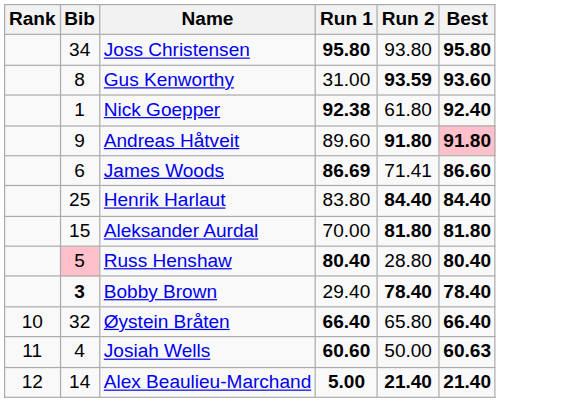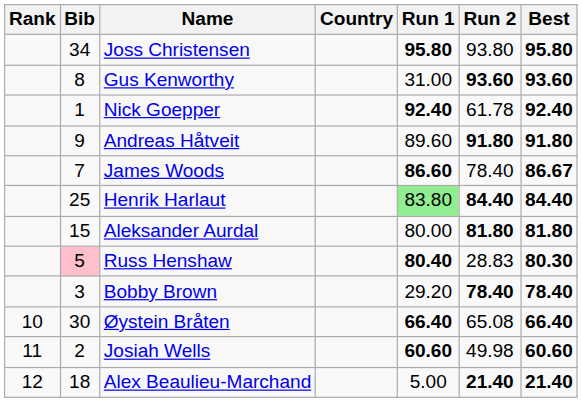+ column: (356, 19)
(408, 79) 93.59 -> (490, 79) 93.60
(346, 110) 92.38 -> (428, 110) 92.40
(408, 110) 61.80 -> (490, 110) 61.78
(467, 140) pink background -> (549, 140) no background
(80, 170) 6 -> (80, 170) 7
(346, 170) 86.69 -> (428, 170) 86.60
(408, 170) 71.41 -> (490, 170) 78.40
(467, 170) 86.60 -> (549, 170) 86.67
(346, 200) no background -> (428, 200) lightgreen background
(346, 230) 70.00 -> (428, 230) 80.00
(408, 261) 28.80 -> (490, 261) 28.83
(467, 261) 80.40 -> (549, 261) 80.30
(80, 291) bold -> (80, 291) normal
(346, 291) 29.40 -> (428, 291) 29.20
(80, 321) 32 -> (80, 321) 30
(408, 321) 65.80 -> (490, 321) 65.08
(80, 351) 4 -> (80, 351) 2
(408, 351) 50.00 -> (490, 351) 49.98
(467, 351) 60.63 -> (549, 351) 60.60
(80, 381) 14 -> (80, 381) 18
(346, 381) bold -> (428, 381) normal
